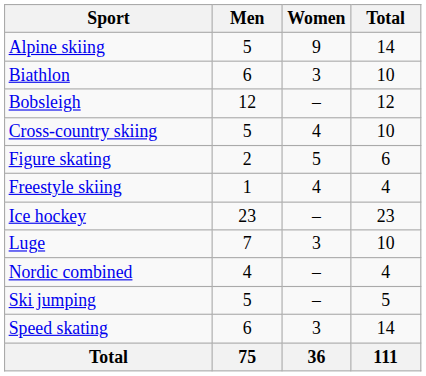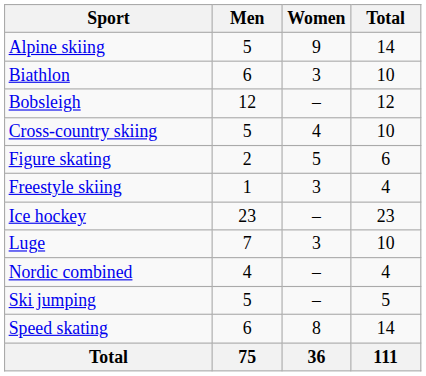(316, 187) 4 -> (316, 187) 3
(316, 328) 3 -> (316, 328) 8
